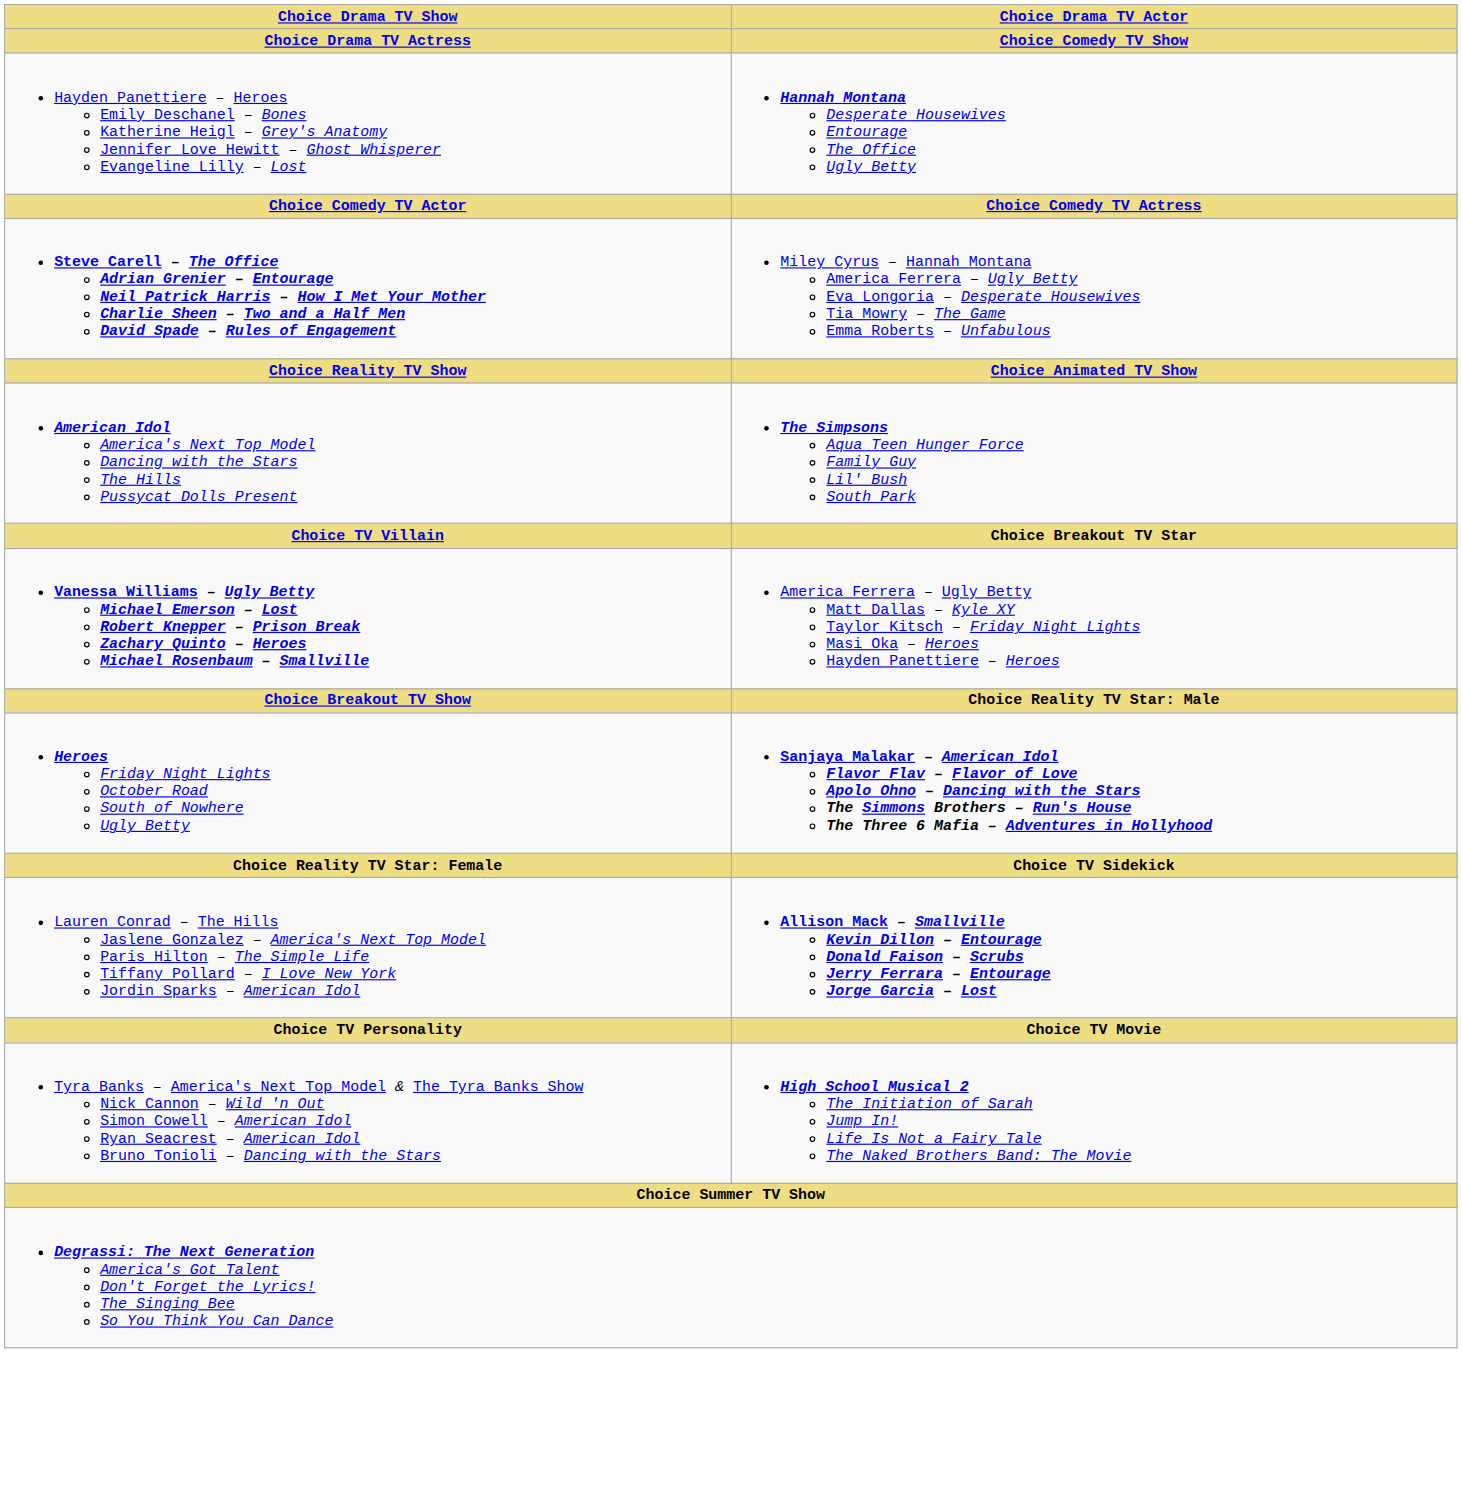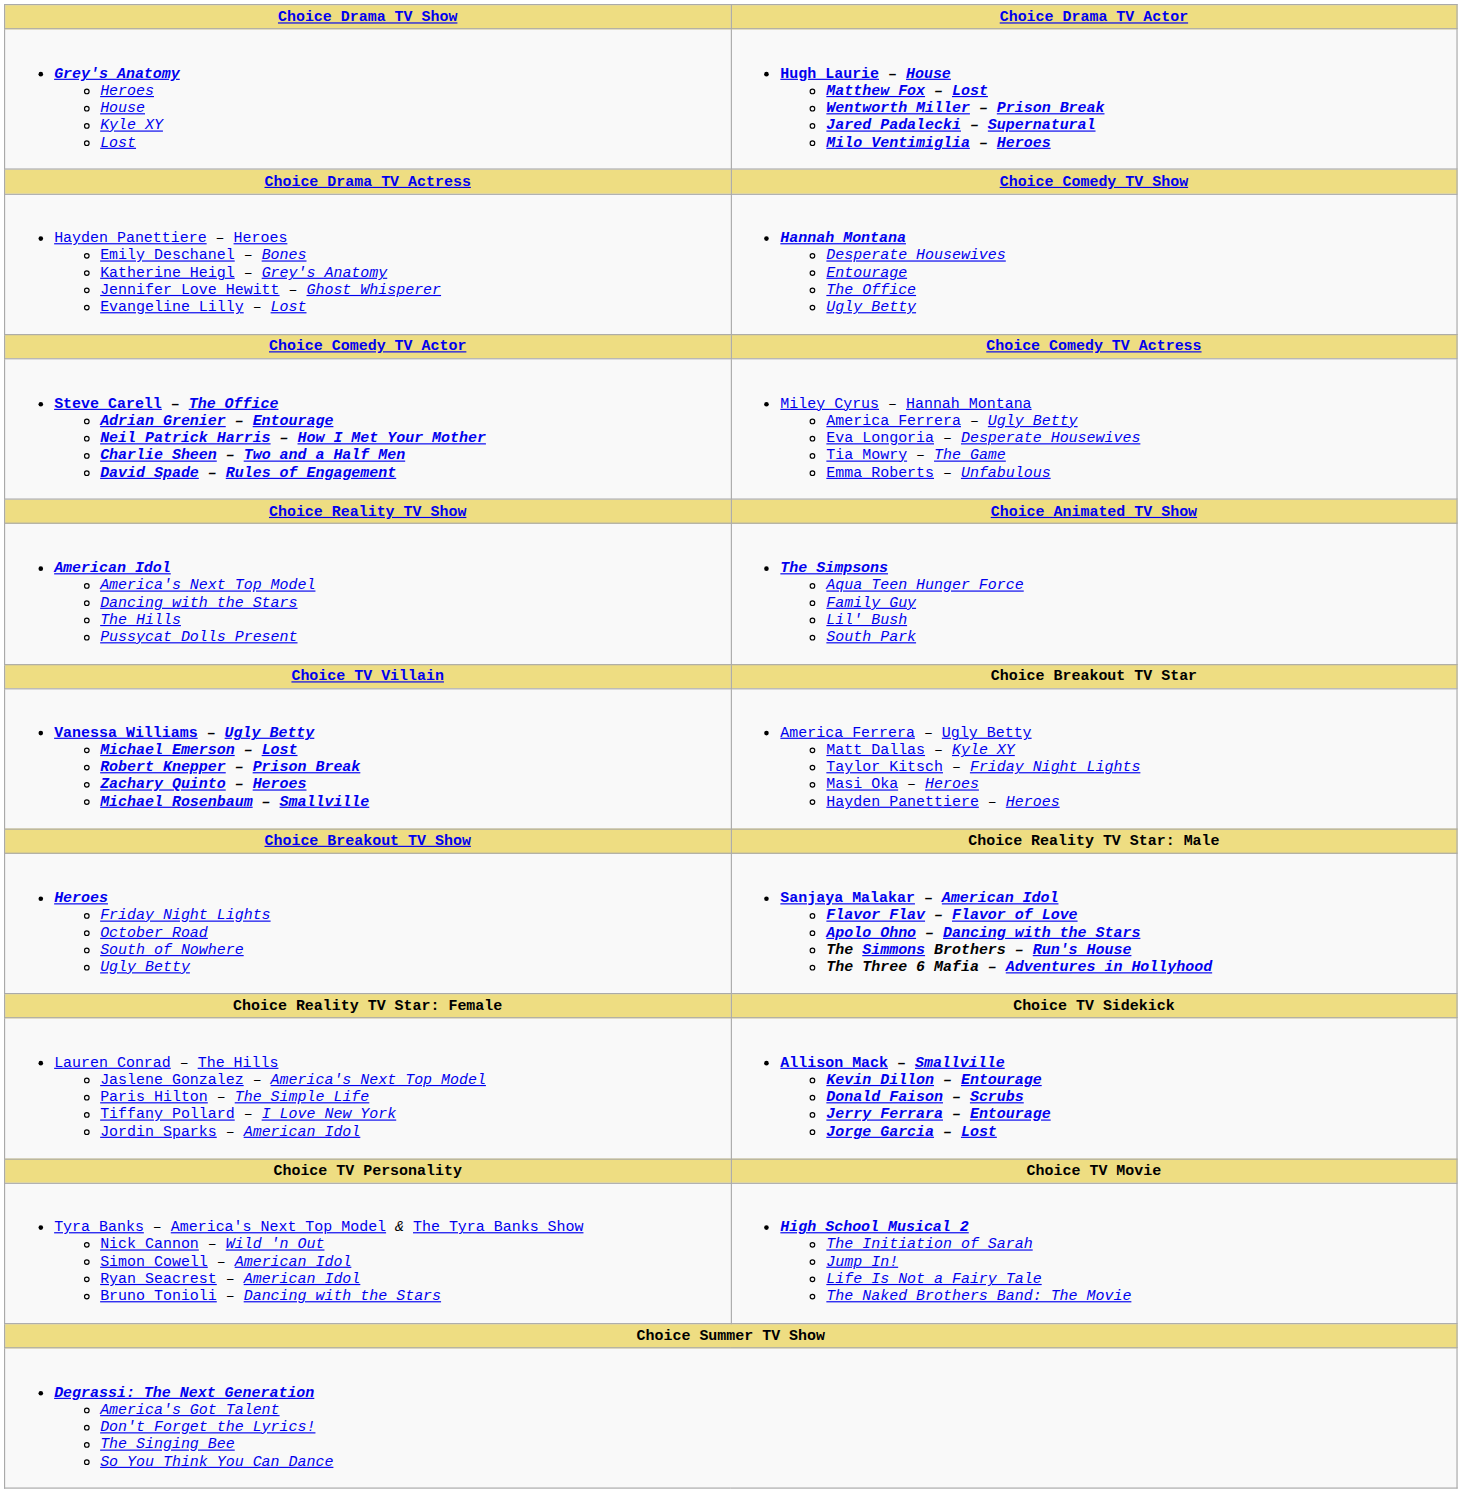+ row: (368, 108)
